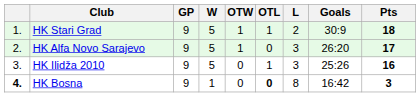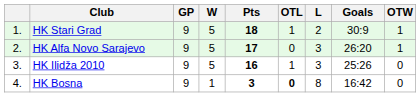columns swapped: (240, 13) <-> (389, 13)
(17, 83) bold -> (17, 83) normal
